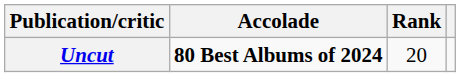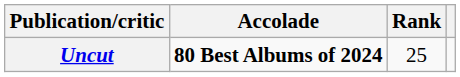(417, 54) 20 -> (417, 54) 25
